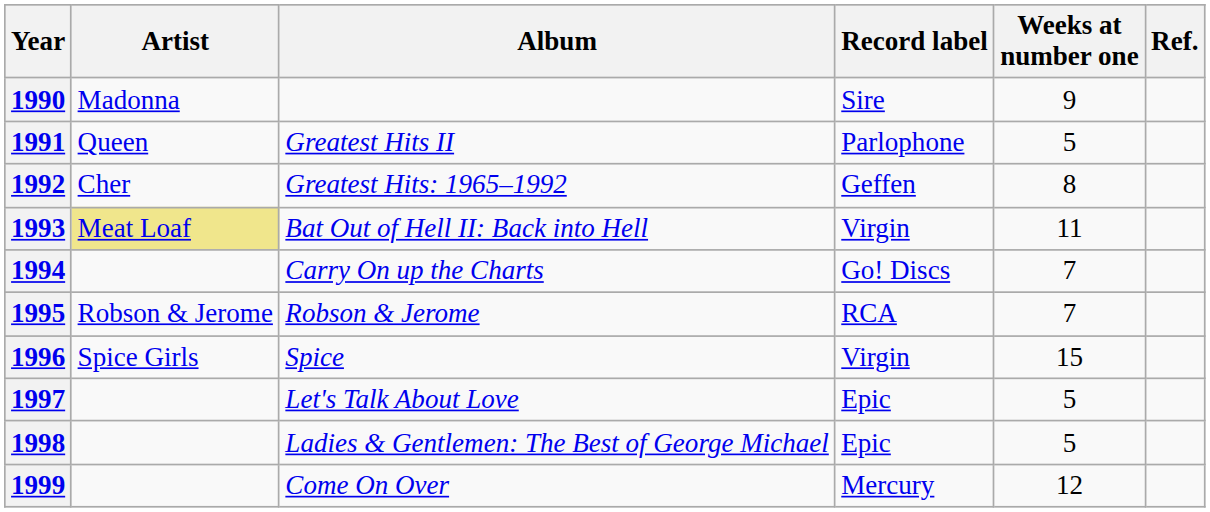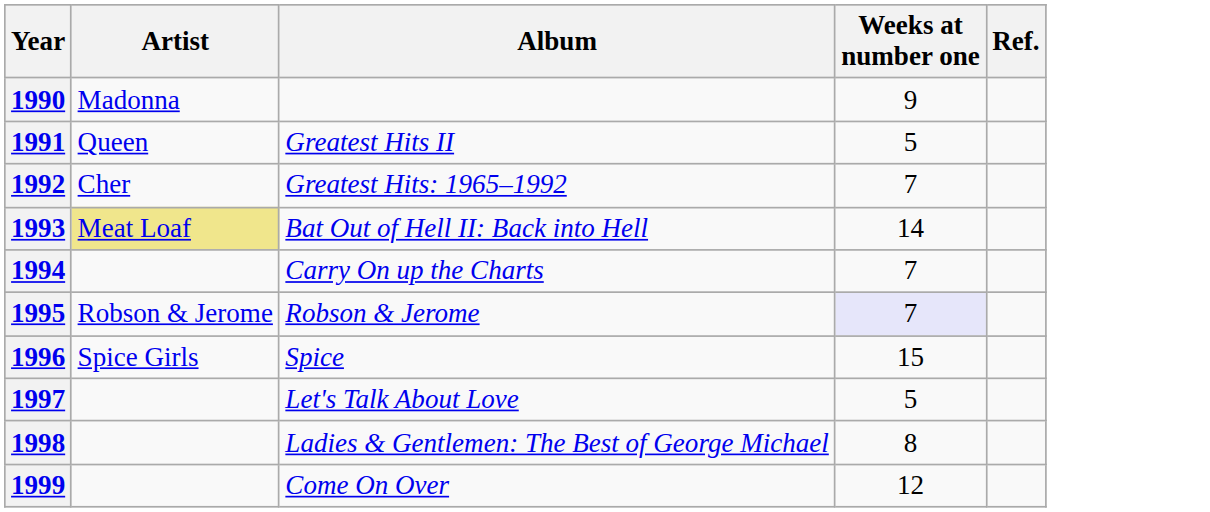- column: (914, 41)
(1069, 185) 8 -> (911, 185) 7
(1069, 227) 11 -> (911, 227) 14
(1069, 313) no background -> (911, 313) lavender background
(1069, 442) 5 -> (911, 442) 8
